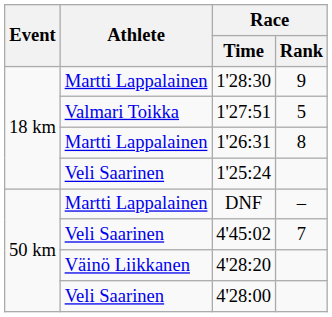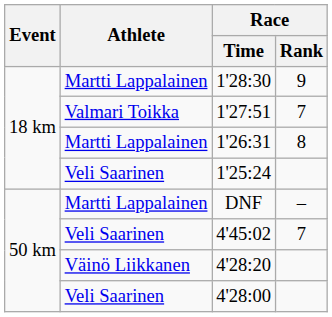(301, 112) 5 -> (301, 112) 7
